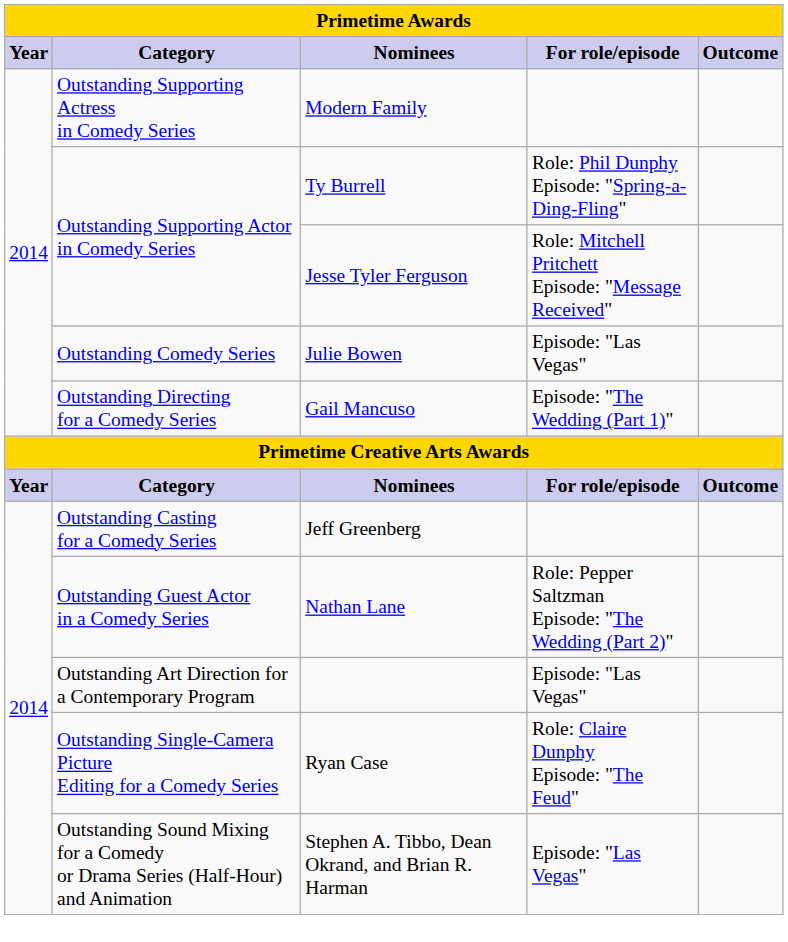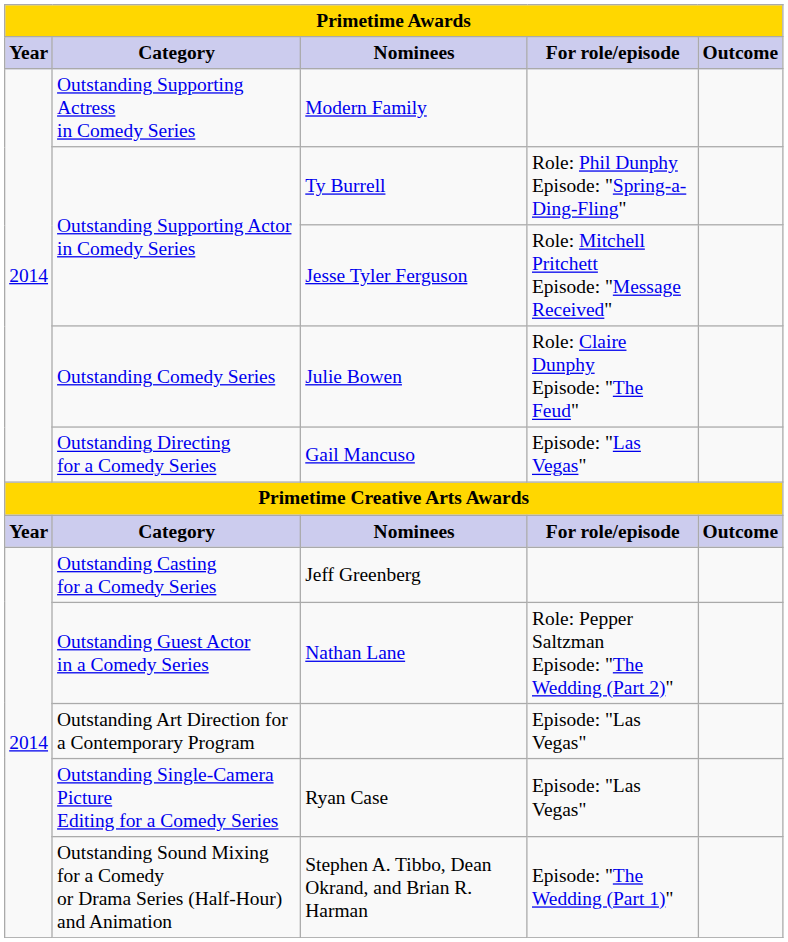(586, 353) Episode: "Las Vegas" -> (588, 376) Role: Claire Dunphy Episode: "The Feud"
(603, 409) Episode: "The Wedding (Part 1)" -> (586, 455) Episode: "Las Vegas"
(588, 762) Role: Claire Dunphy Episode: "The Feud" -> (586, 797) Episode: "Las Vegas"
(586, 864) Episode: "Las Vegas" -> (603, 887) Episode: "The Wedding (Part 1)"
